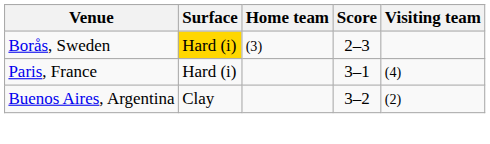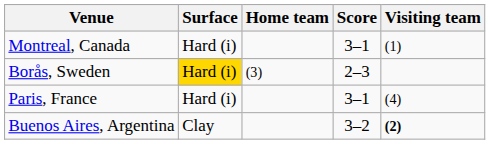+ row: (69, 44)
(393, 99) normal -> (393, 125) bold
